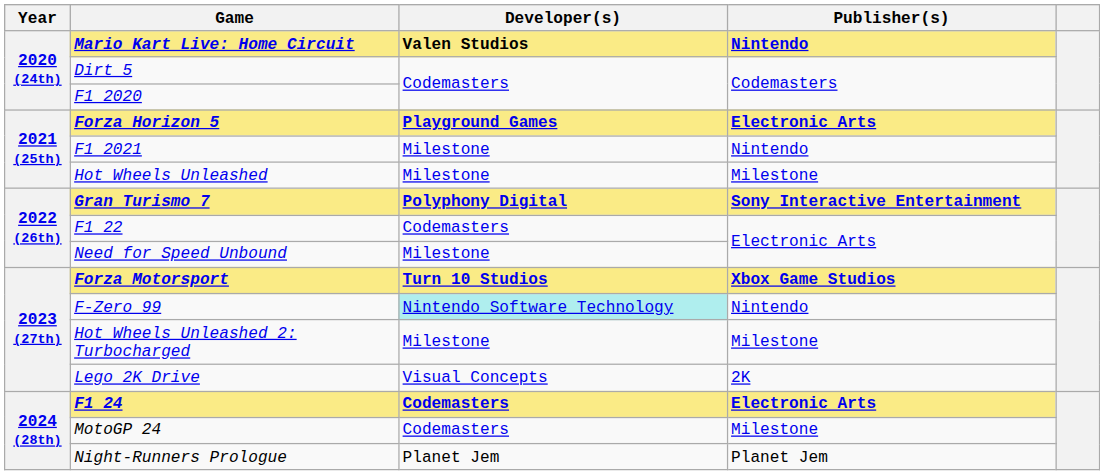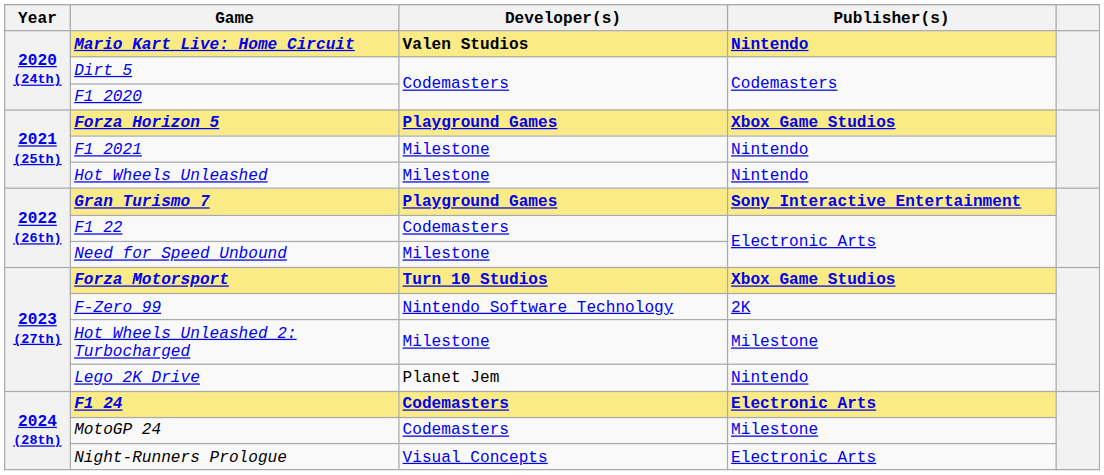(804, 123) Electronic Arts -> (813, 123) Xbox Game Studios
(775, 175) Milestone -> (770, 175) Nintendo
(485, 202) Polyphony Digital -> (480, 202) Playground Games
(538, 307) paleturquoise background -> (538, 307) no background
(770, 307) Nintendo -> (741, 307) 2K
(475, 378) Visual Concepts -> (451, 378) Planet Jem
(741, 378) 2K -> (770, 378) Nintendo
(451, 457) Planet Jem -> (475, 457) Visual Concepts
(779, 457) Planet Jem -> (804, 457) Electronic Arts
